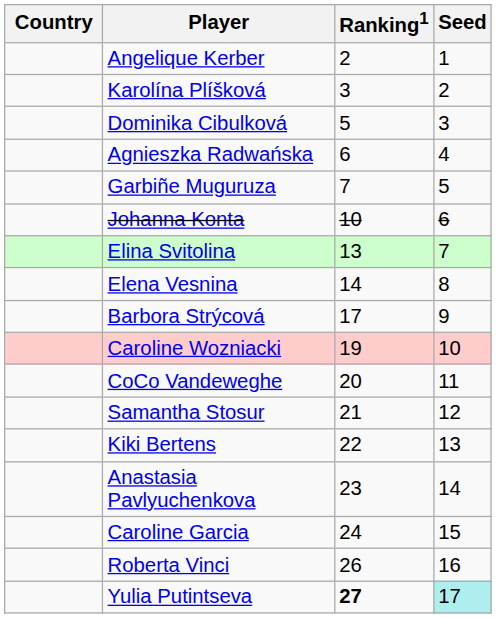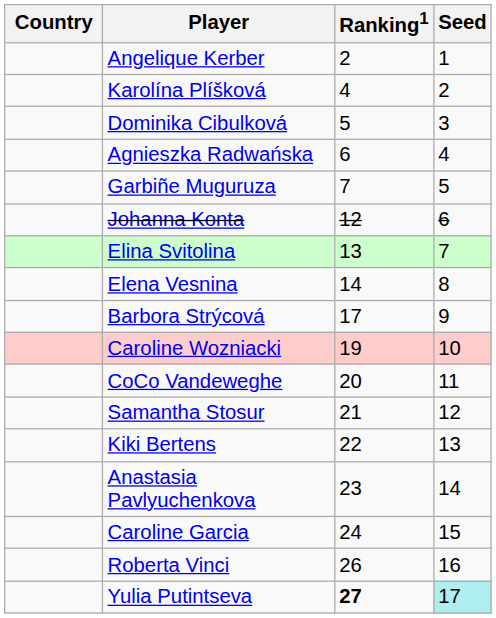(345, 90) 3 -> (345, 90) 4
(351, 219) 10 -> (351, 219) 12
